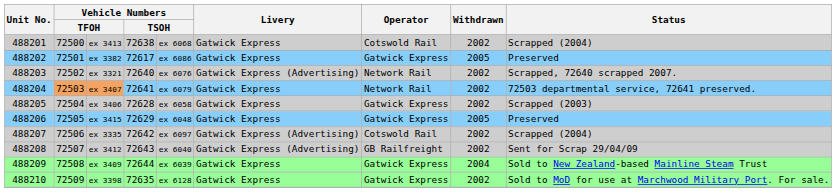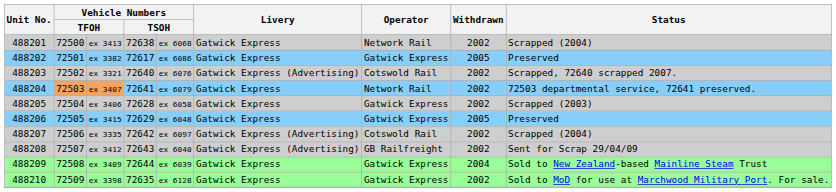(401, 42) Cotswold Rail -> (398, 42) Network Rail
(398, 73) Network Rail -> (401, 73) Cotswold Rail
